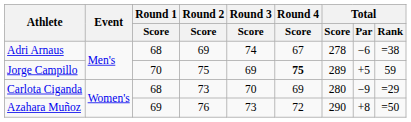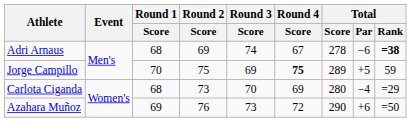(390, 51) normal -> (390, 51) bold
(364, 89) −9 -> (364, 89) −4
(364, 108) +8 -> (364, 108) +6
